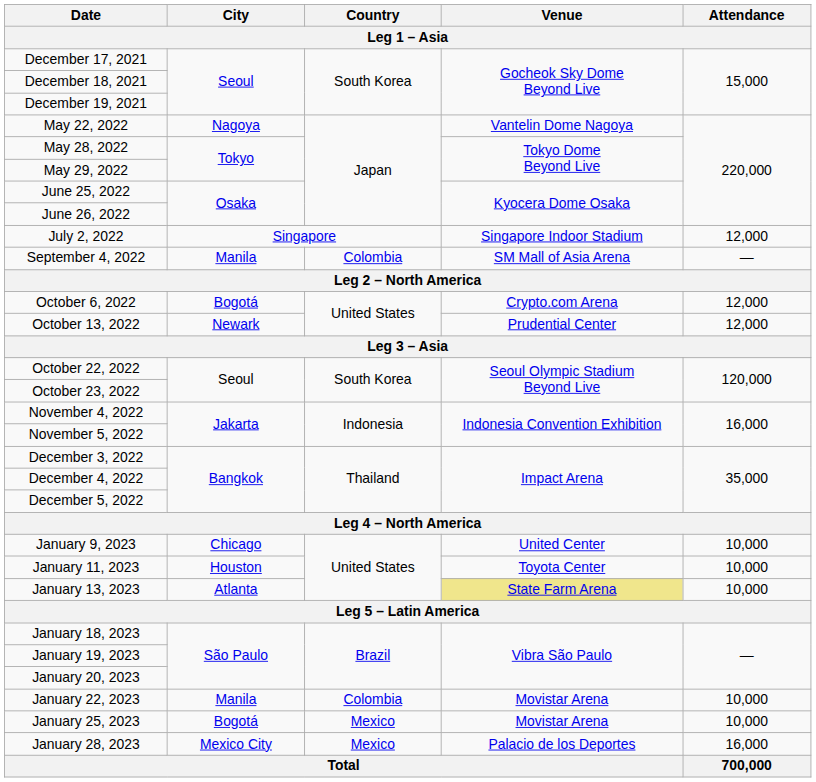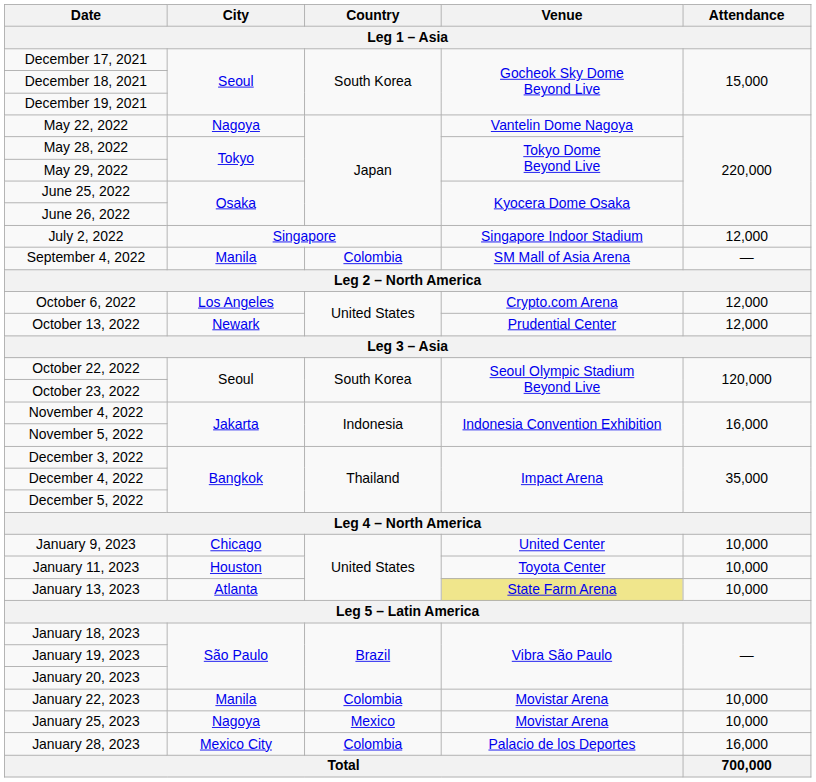(236, 302) Bogotá -> (236, 302) Los Angeles
(236, 721) Bogotá -> (236, 721) Nagoya
(373, 744) Mexico -> (373, 744) Colombia
